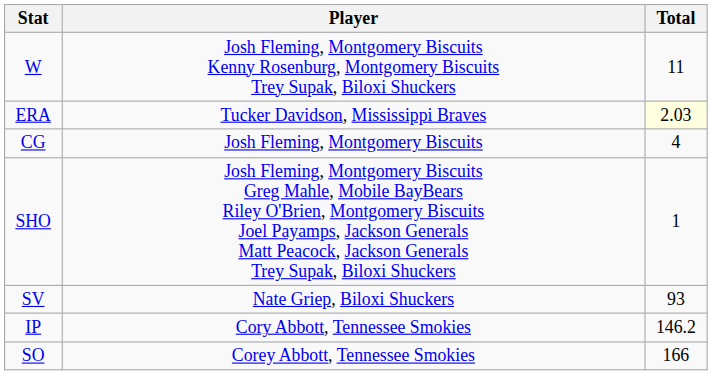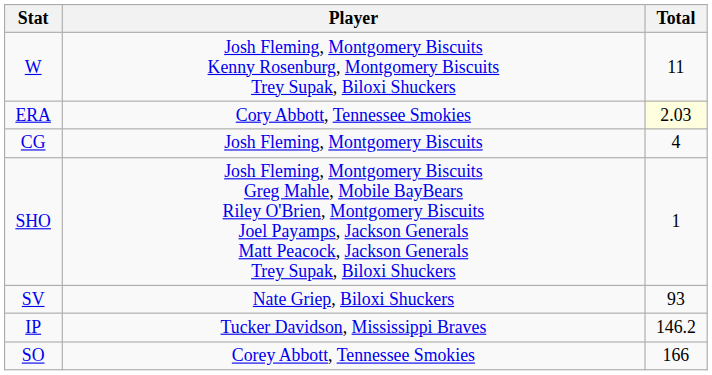(353, 114) Tucker Davidson, Mississippi Braves -> (353, 114) Cory Abbott, Tennessee Smokies
(353, 327) Cory Abbott, Tennessee Smokies -> (353, 327) Tucker Davidson, Mississippi Braves
